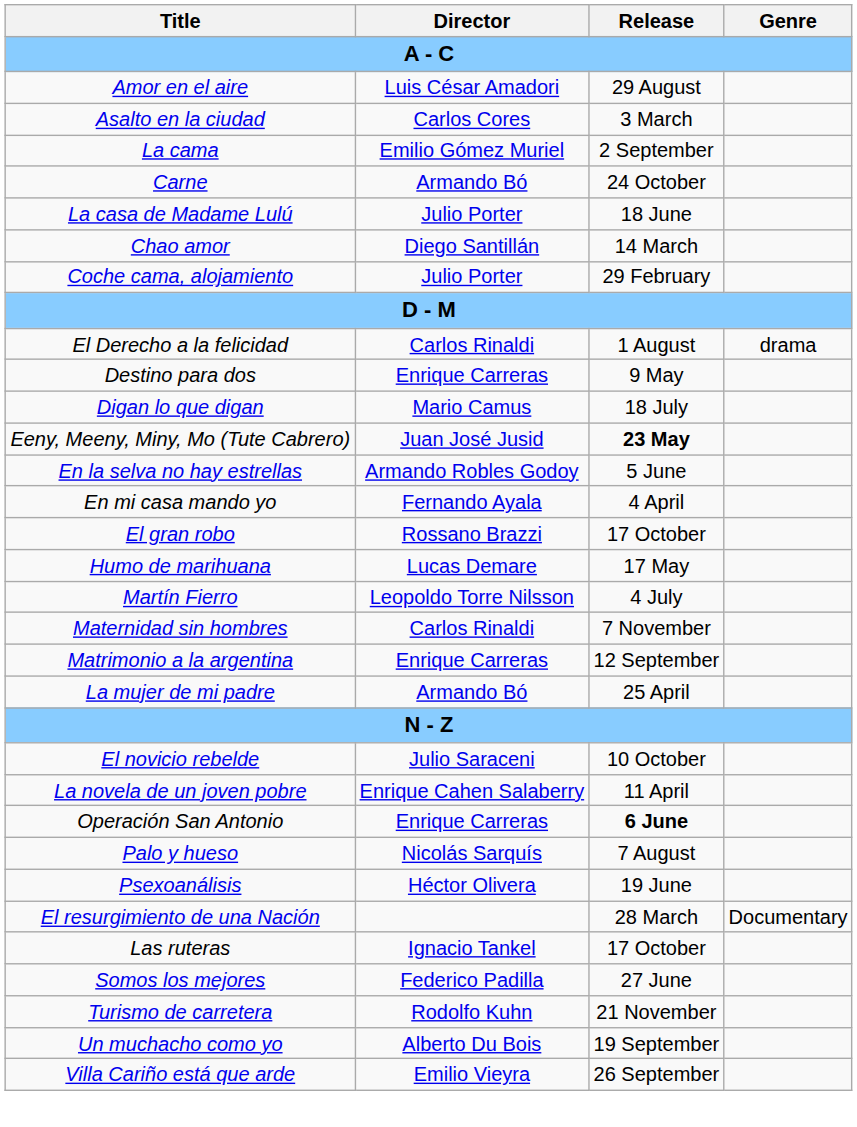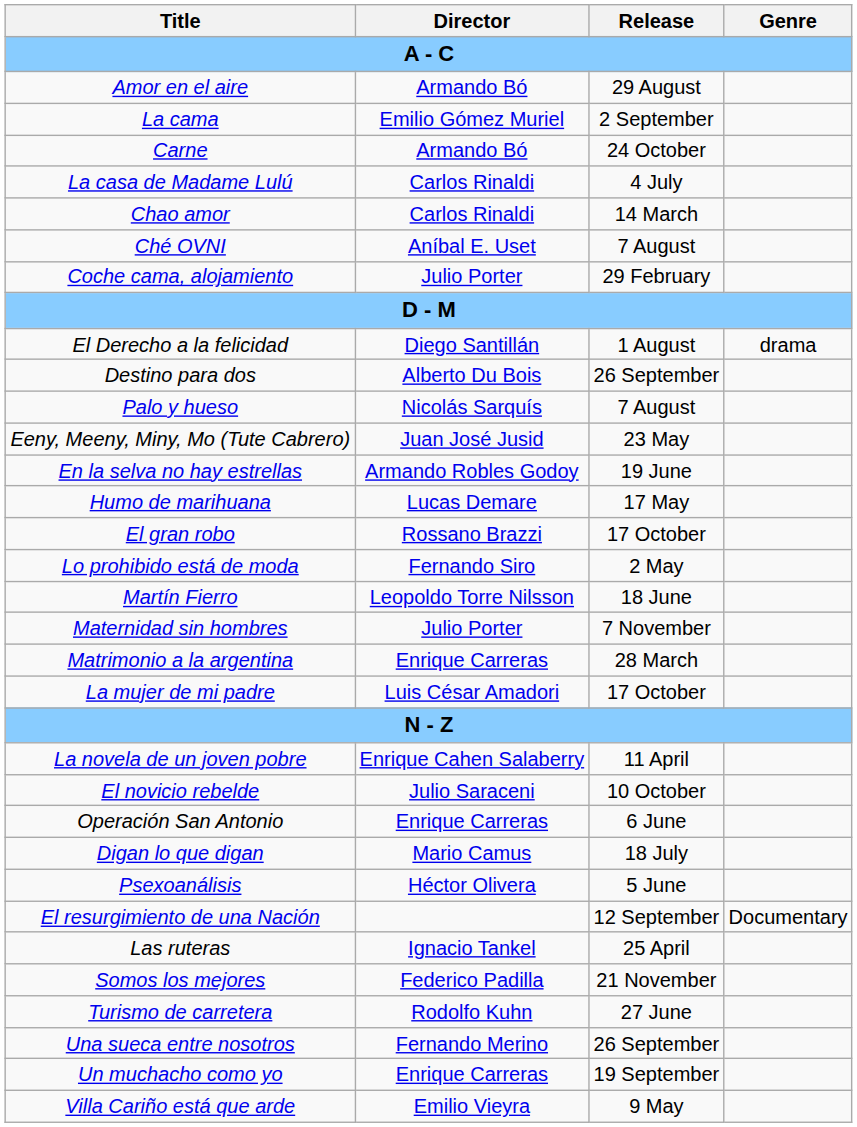(472, 88) Luis César Amadori -> (472, 88) Armando Bó
- row: (180, 119)
(472, 214) Julio Porter -> (472, 183) Carlos Rinaldi
(656, 214) 18 June -> (656, 183) 4 July
(472, 246) Diego Santillán -> (472, 214) Carlos Rinaldi
+ row: (180, 246)
(472, 344) Carlos Rinaldi -> (472, 344) Diego Santillán
(472, 376) Enrique Carreras -> (472, 376) Alberto Du Bois
(656, 376) 9 May -> (656, 376) 26 September
rows swapped: (180, 407) <-> (180, 854)
(656, 439) bold -> (656, 439) normal
(656, 471) 5 June -> (656, 471) 19 June
- row: (180, 502)
rows swapped: (180, 534) <-> (180, 566)
+ row: (180, 566)
(656, 597) 4 July -> (656, 597) 18 June
(472, 629) Carlos Rinaldi -> (472, 629) Julio Porter
(656, 660) 12 September -> (656, 660) 28 March
(472, 692) Armando Bó -> (472, 692) Luis César Amadori
(656, 692) 25 April -> (656, 692) 17 October
rows swapped: (180, 791) <-> (180, 759)
(656, 822) bold -> (656, 822) normal
(656, 885) 19 June -> (656, 885) 5 June
(656, 917) 28 March -> (656, 917) 12 September
(656, 949) 17 October -> (656, 949) 25 April
(656, 980) 27 June -> (656, 980) 21 November
(656, 1012) 21 November -> (656, 1012) 27 June
+ row: (180, 1044)
(472, 1044) Alberto Du Bois -> (472, 1075) Enrique Carreras
(656, 1075) 26 September -> (656, 1107) 9 May
